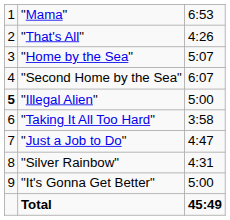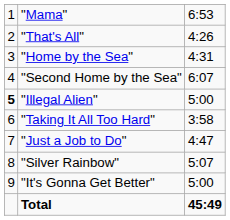(201, 57) 5:07 -> (201, 57) 4:31
(201, 162) 4:31 -> (201, 162) 5:07
